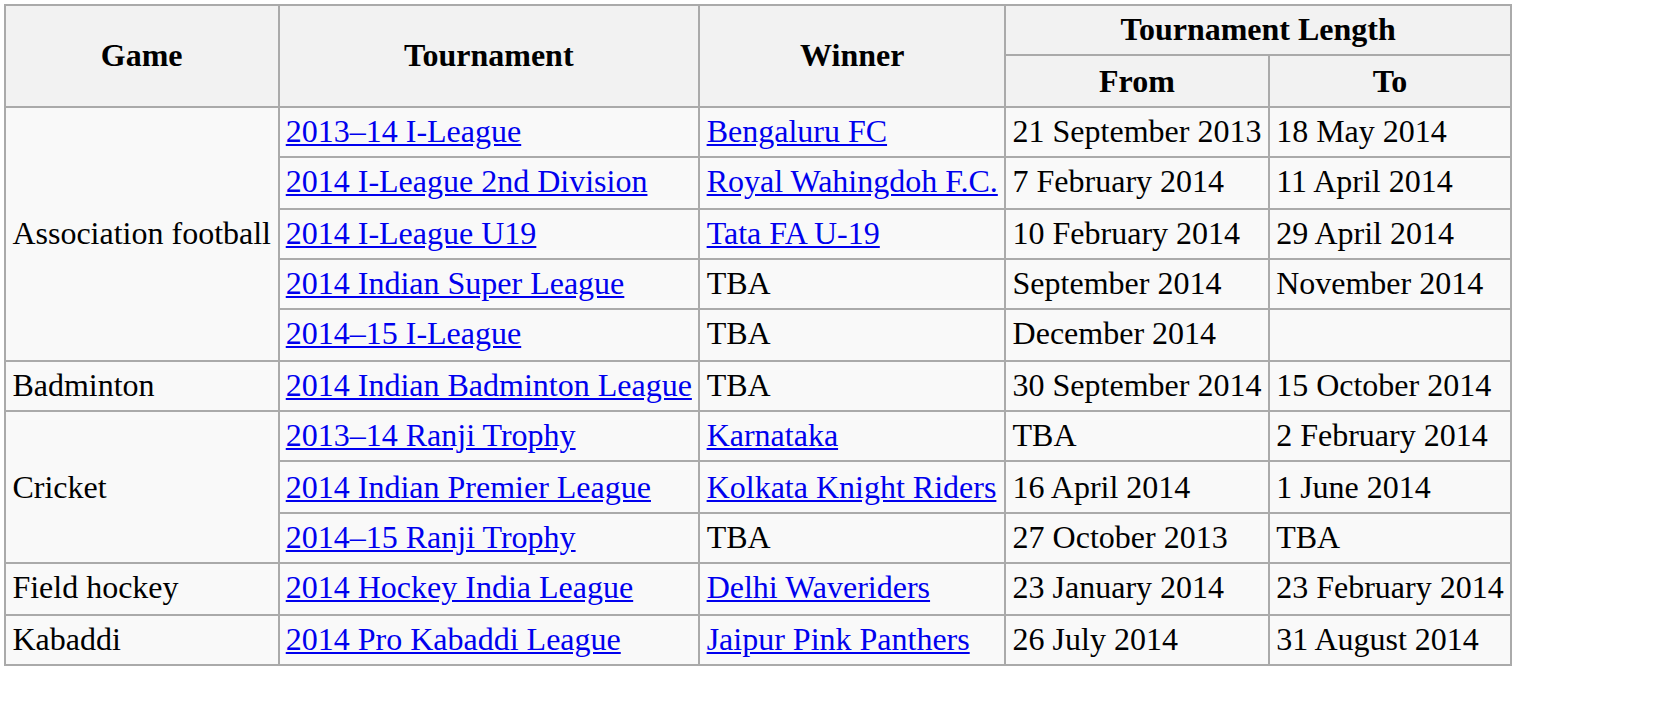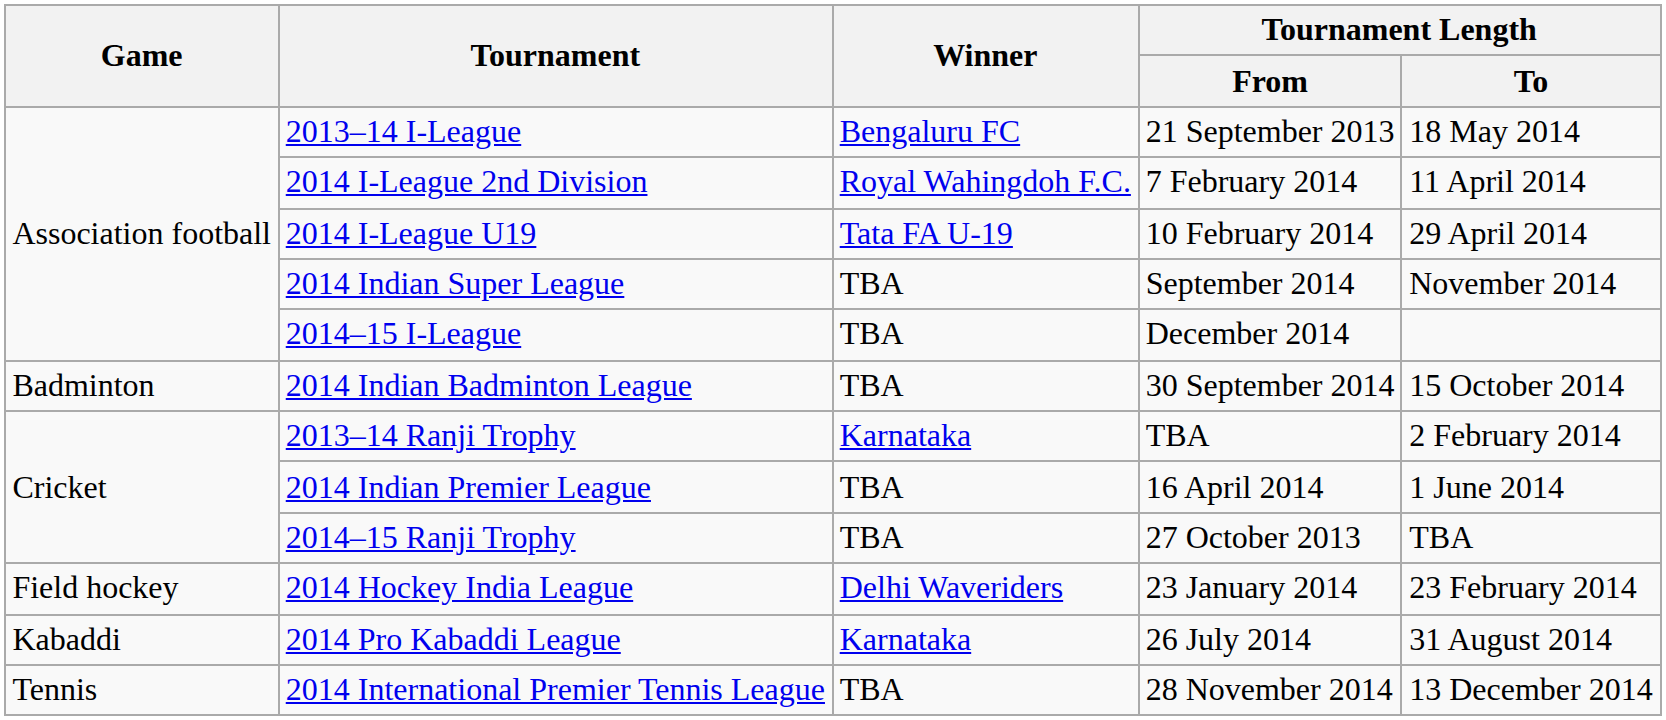(852, 486) Kolkata Knight Riders -> (872, 486) TBA
(838, 638) Jaipur Pink Panthers -> (905, 638) Karnataka
+ row: (555, 689)
